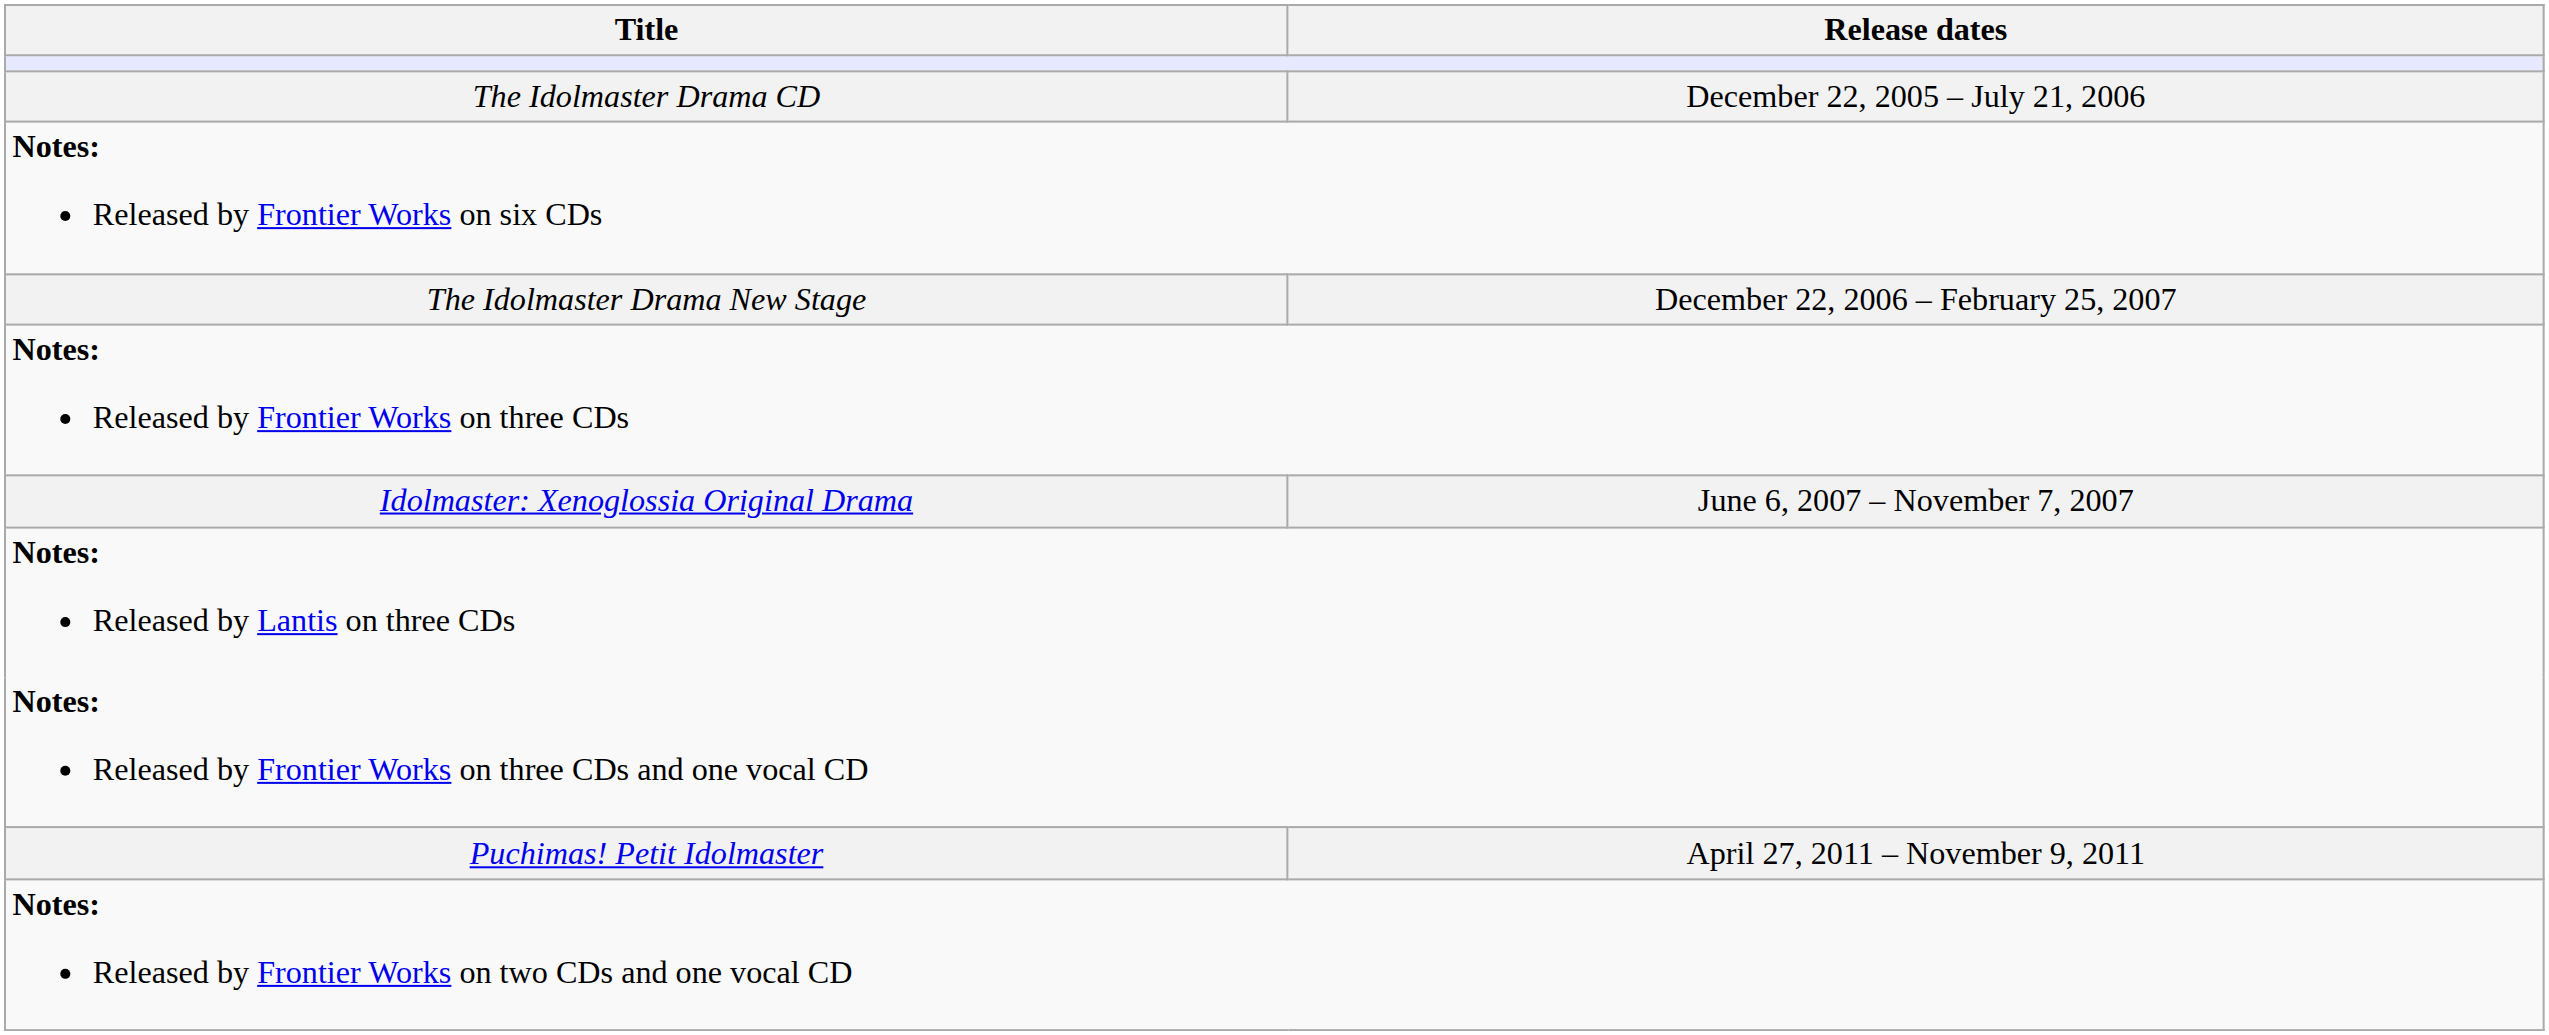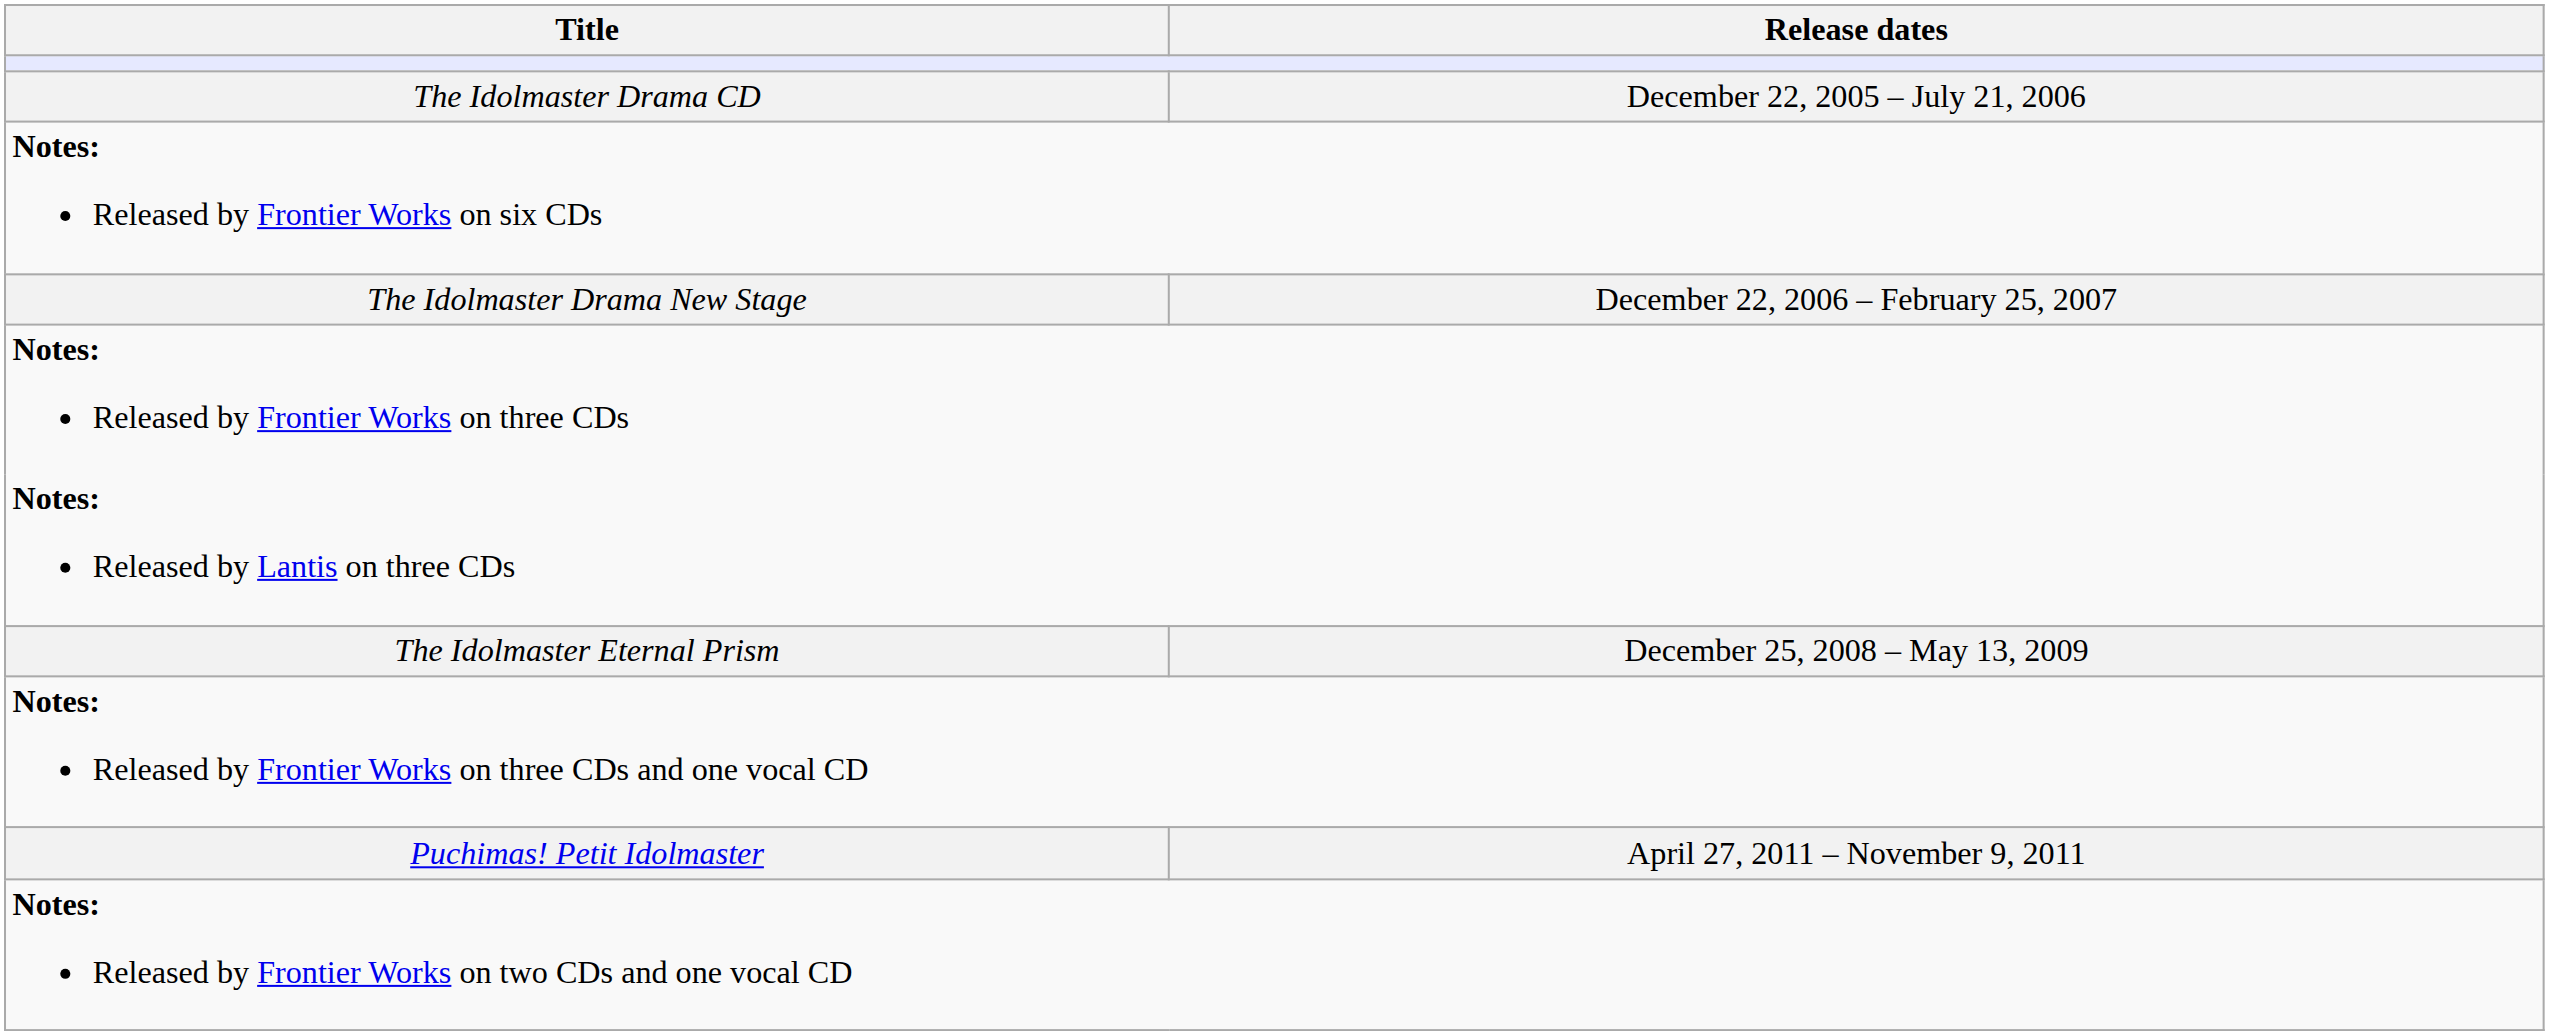- row: (646, 500)
+ row: (587, 650)
